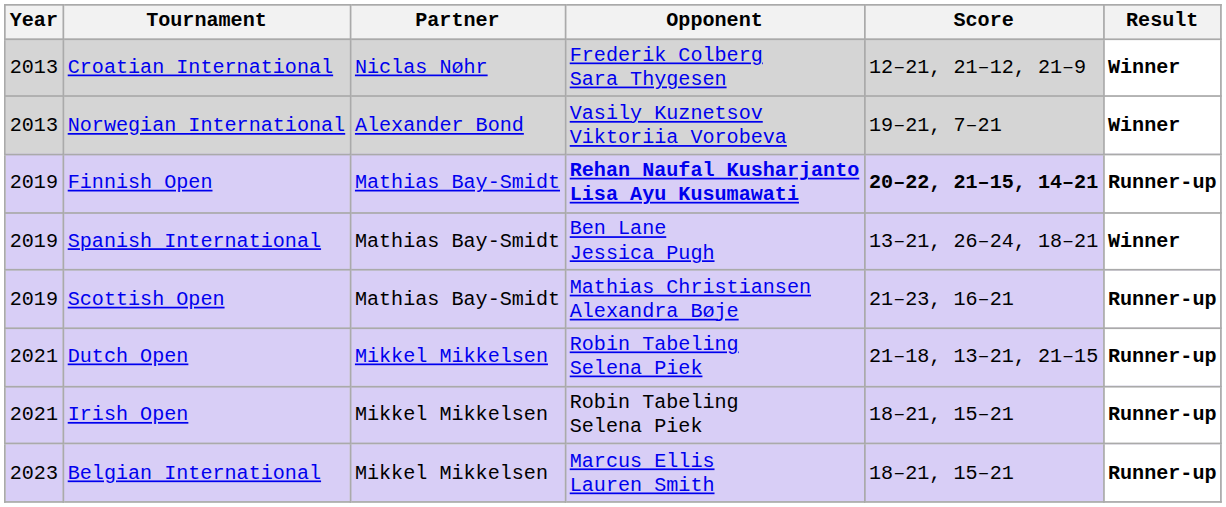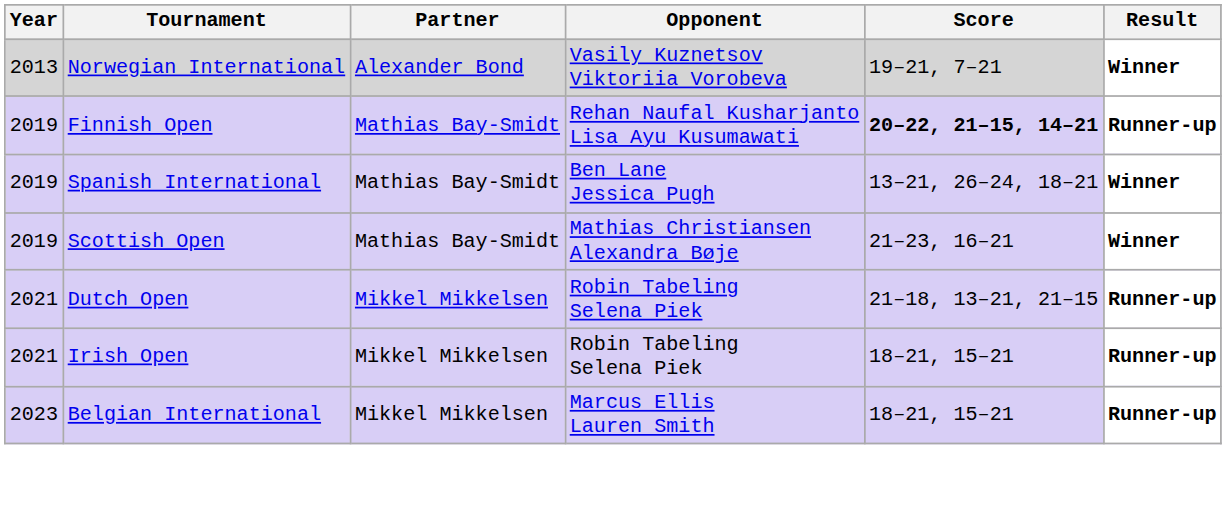- row: (200, 67)
(715, 183) bold -> (715, 125) normal
(1162, 299) Runner-up -> (1144, 241) Winner
